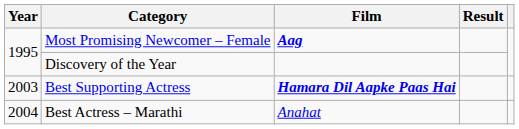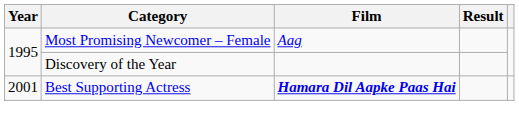(290, 40) bold -> (290, 40) normal
(23, 87) 2003 -> (23, 87) 2001
- row: (114, 111)
